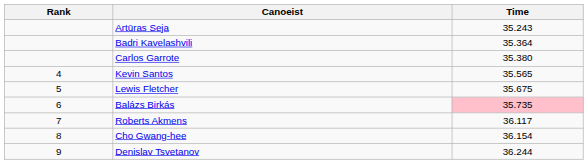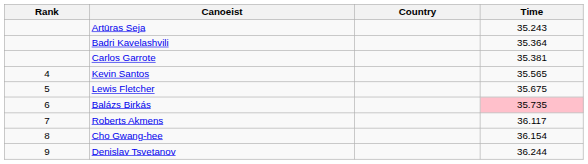+ column: (417, 12)
(518, 58) 35.380 -> (532, 58) 35.381
